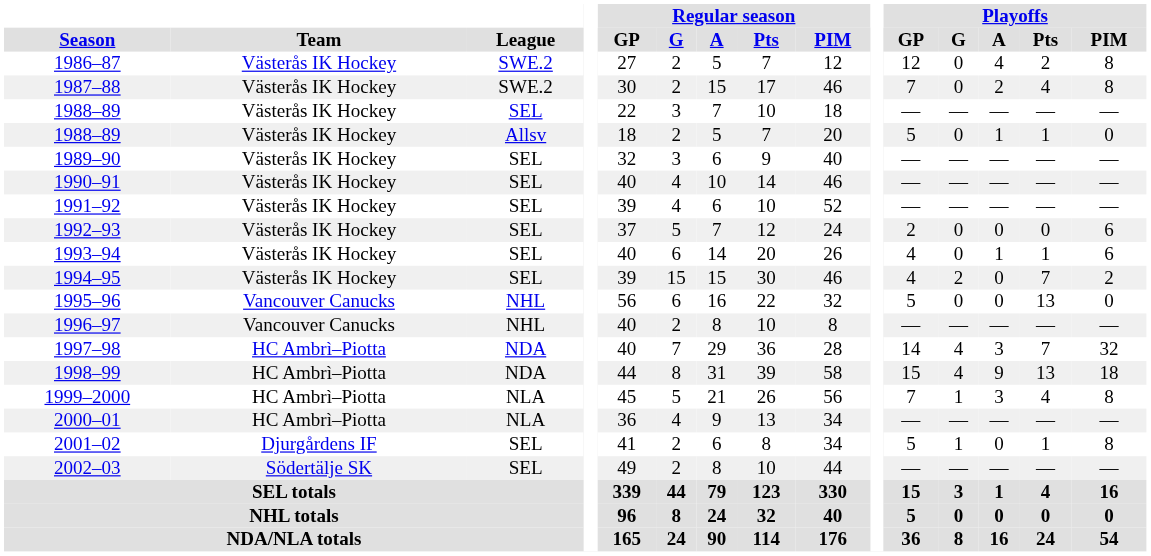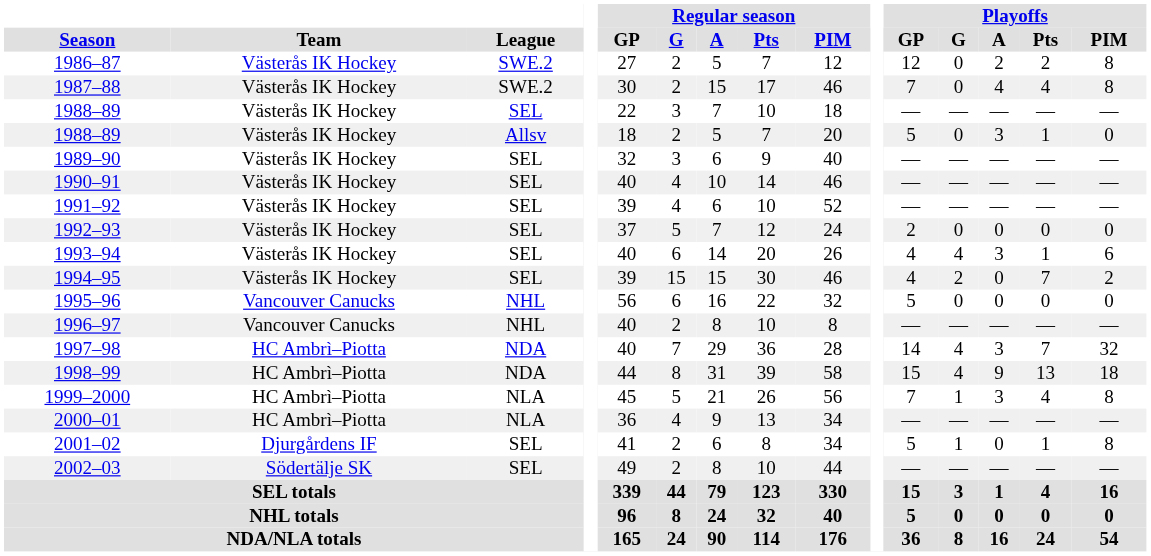(999, 63) 4 -> (999, 63) 2
(999, 87) 2 -> (999, 87) 4
(999, 134) 1 -> (999, 134) 3
(1109, 230) 6 -> (1109, 230) 0
(958, 253) 0 -> (958, 253) 4
(999, 253) 1 -> (999, 253) 3
(1045, 301) 13 -> (1045, 301) 0
